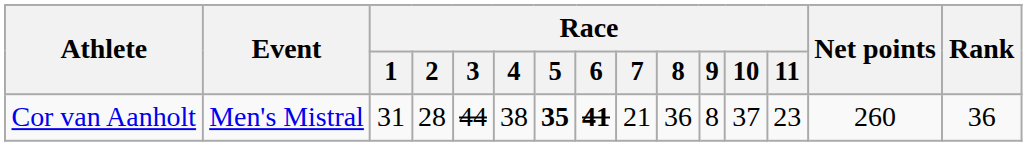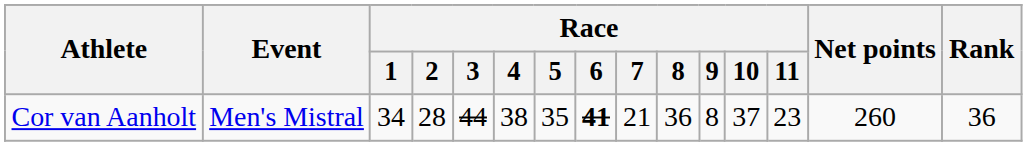(391, 117) 31 -> (391, 117) 34
(555, 117) bold -> (555, 117) normal
